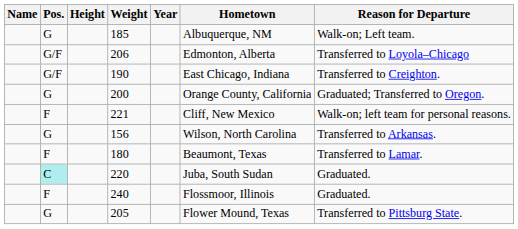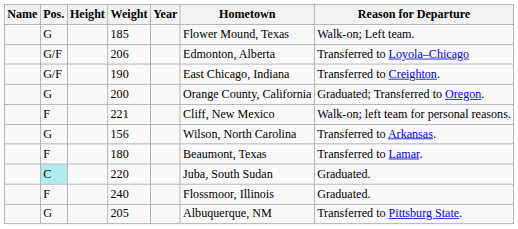(227, 34) Albuquerque, NM -> (236, 34) Flower Mound, Texas
(236, 214) Flower Mound, Texas -> (227, 214) Albuquerque, NM
